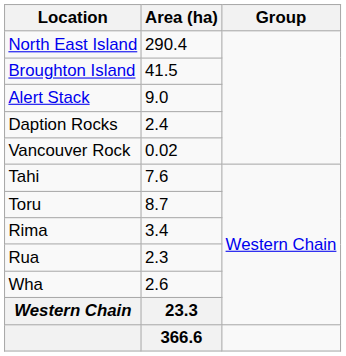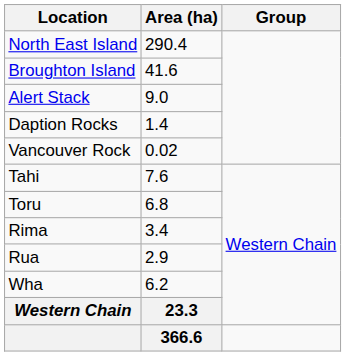(161, 71) 41.5 -> (161, 71) 41.6
(157, 124) 2.4 -> (157, 124) 1.4
(157, 204) 8.7 -> (157, 204) 6.8
(157, 257) 2.3 -> (157, 257) 2.9
(157, 284) 2.6 -> (157, 284) 6.2
